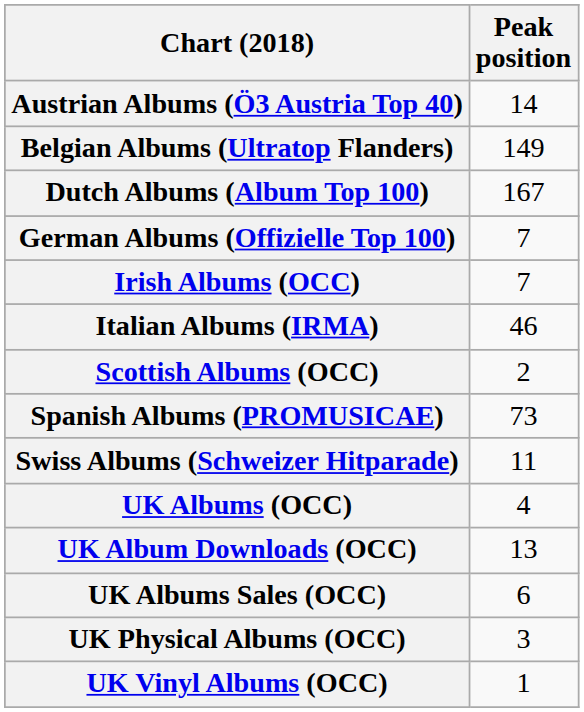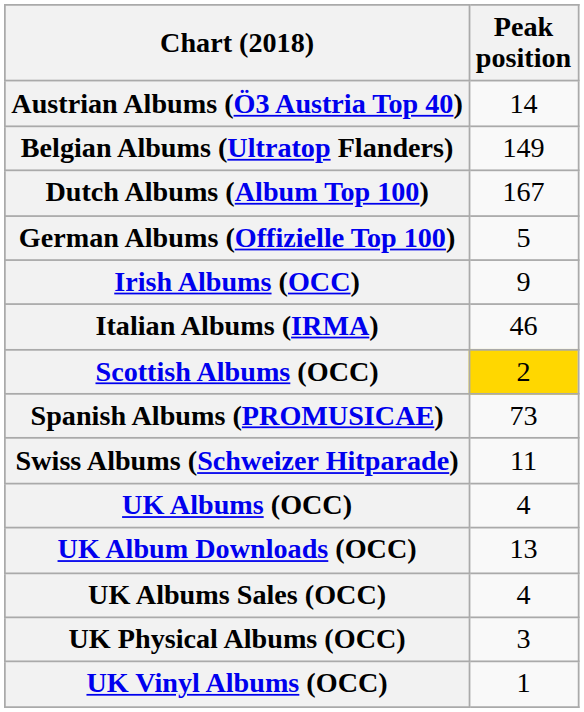(524, 237) 7 -> (524, 237) 5
(524, 281) 7 -> (524, 281) 9
(524, 371) no background -> (524, 371) gold background
(524, 594) 6 -> (524, 594) 4
